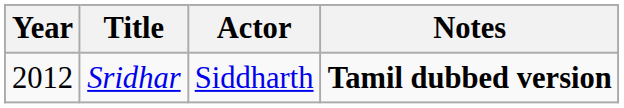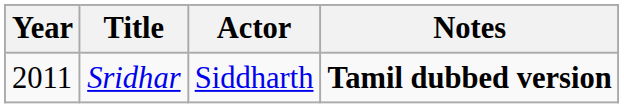(43, 77) 2012 -> (42, 77) 2011
